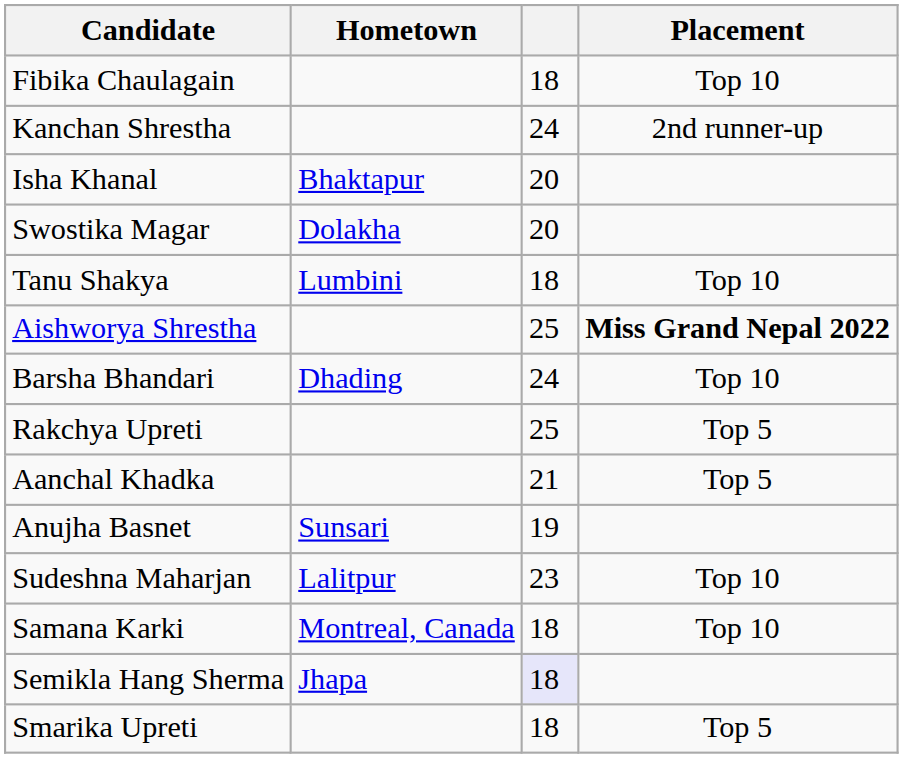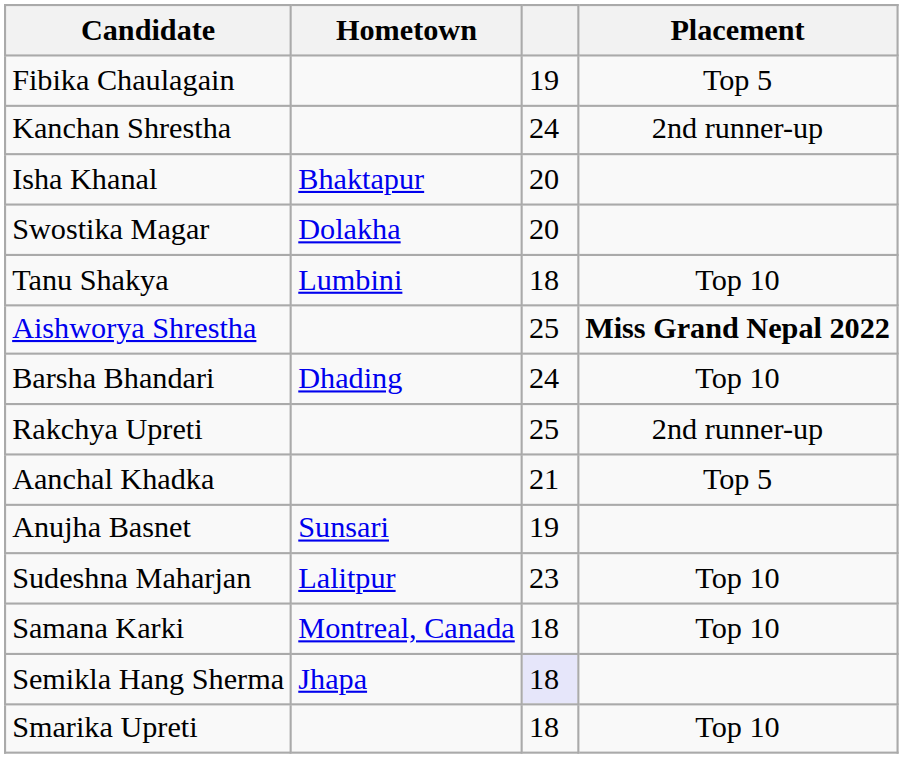(544, 79) 18 -> (544, 79) 19
(738, 79) Top 10 -> (738, 79) Top 5
(738, 428) Top 5 -> (738, 428) 2nd runner-up
(738, 728) Top 5 -> (738, 728) Top 10
